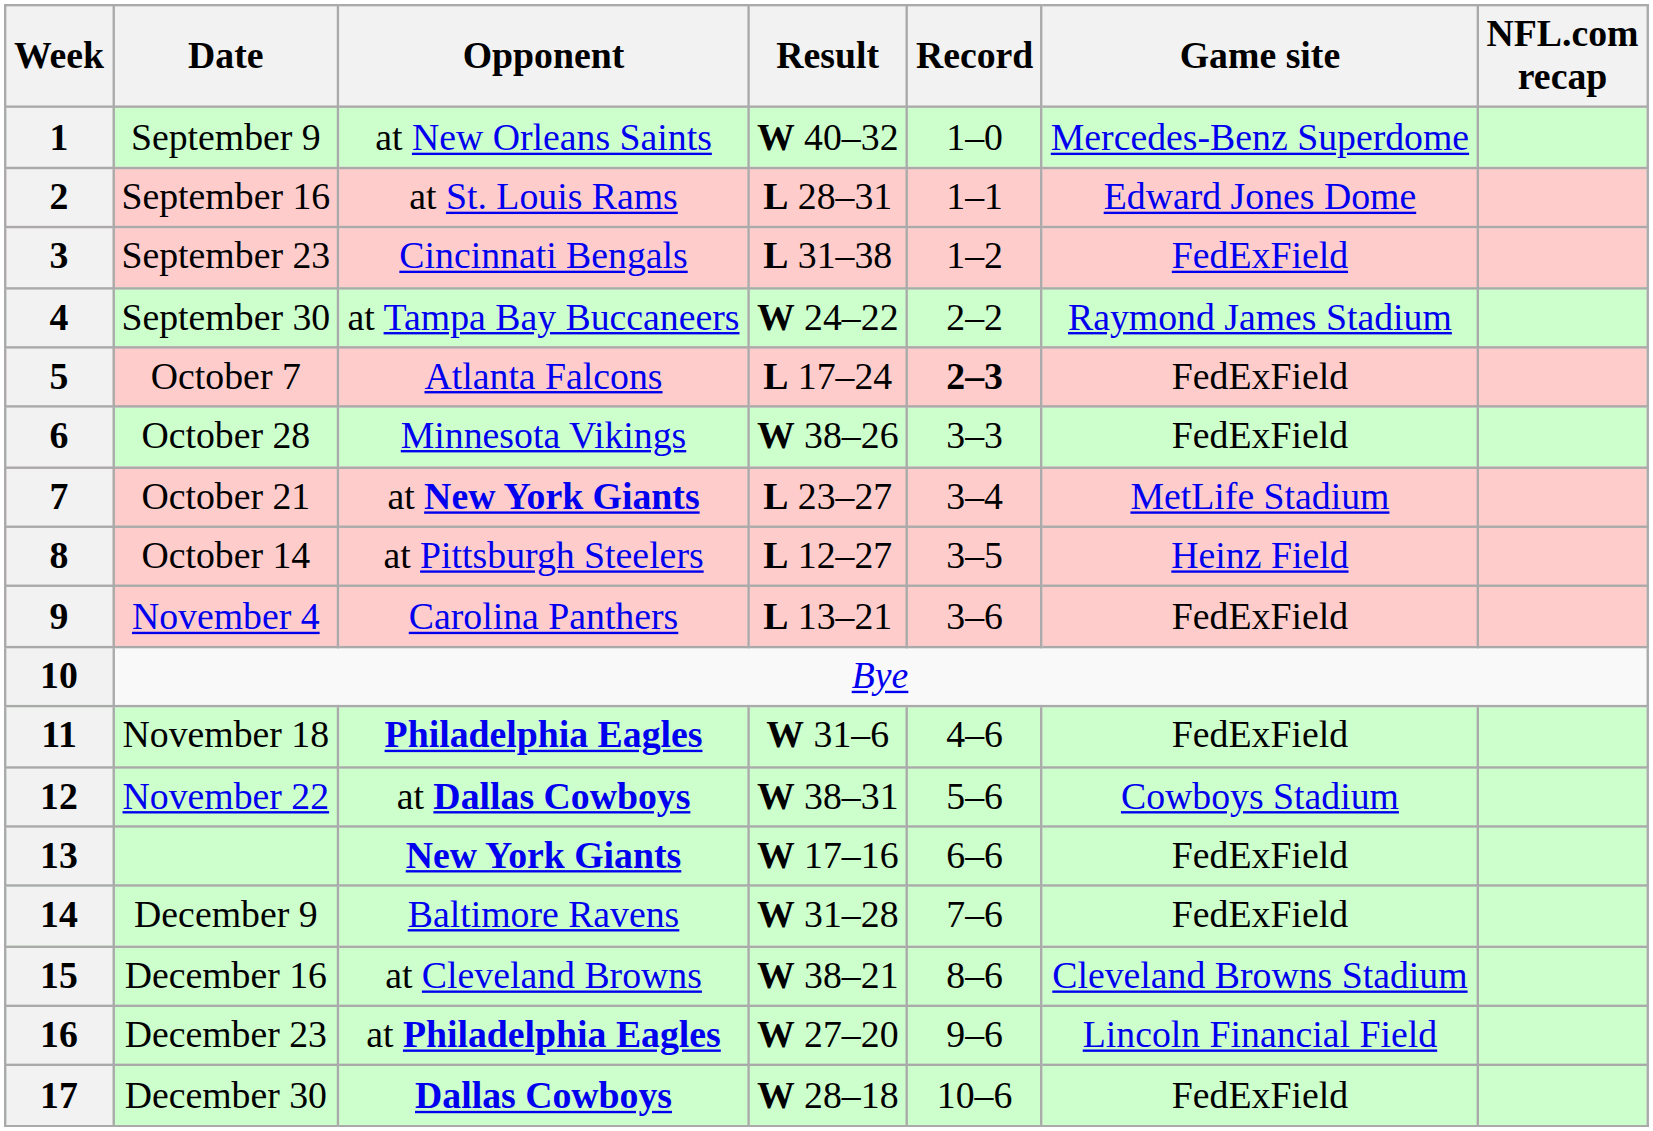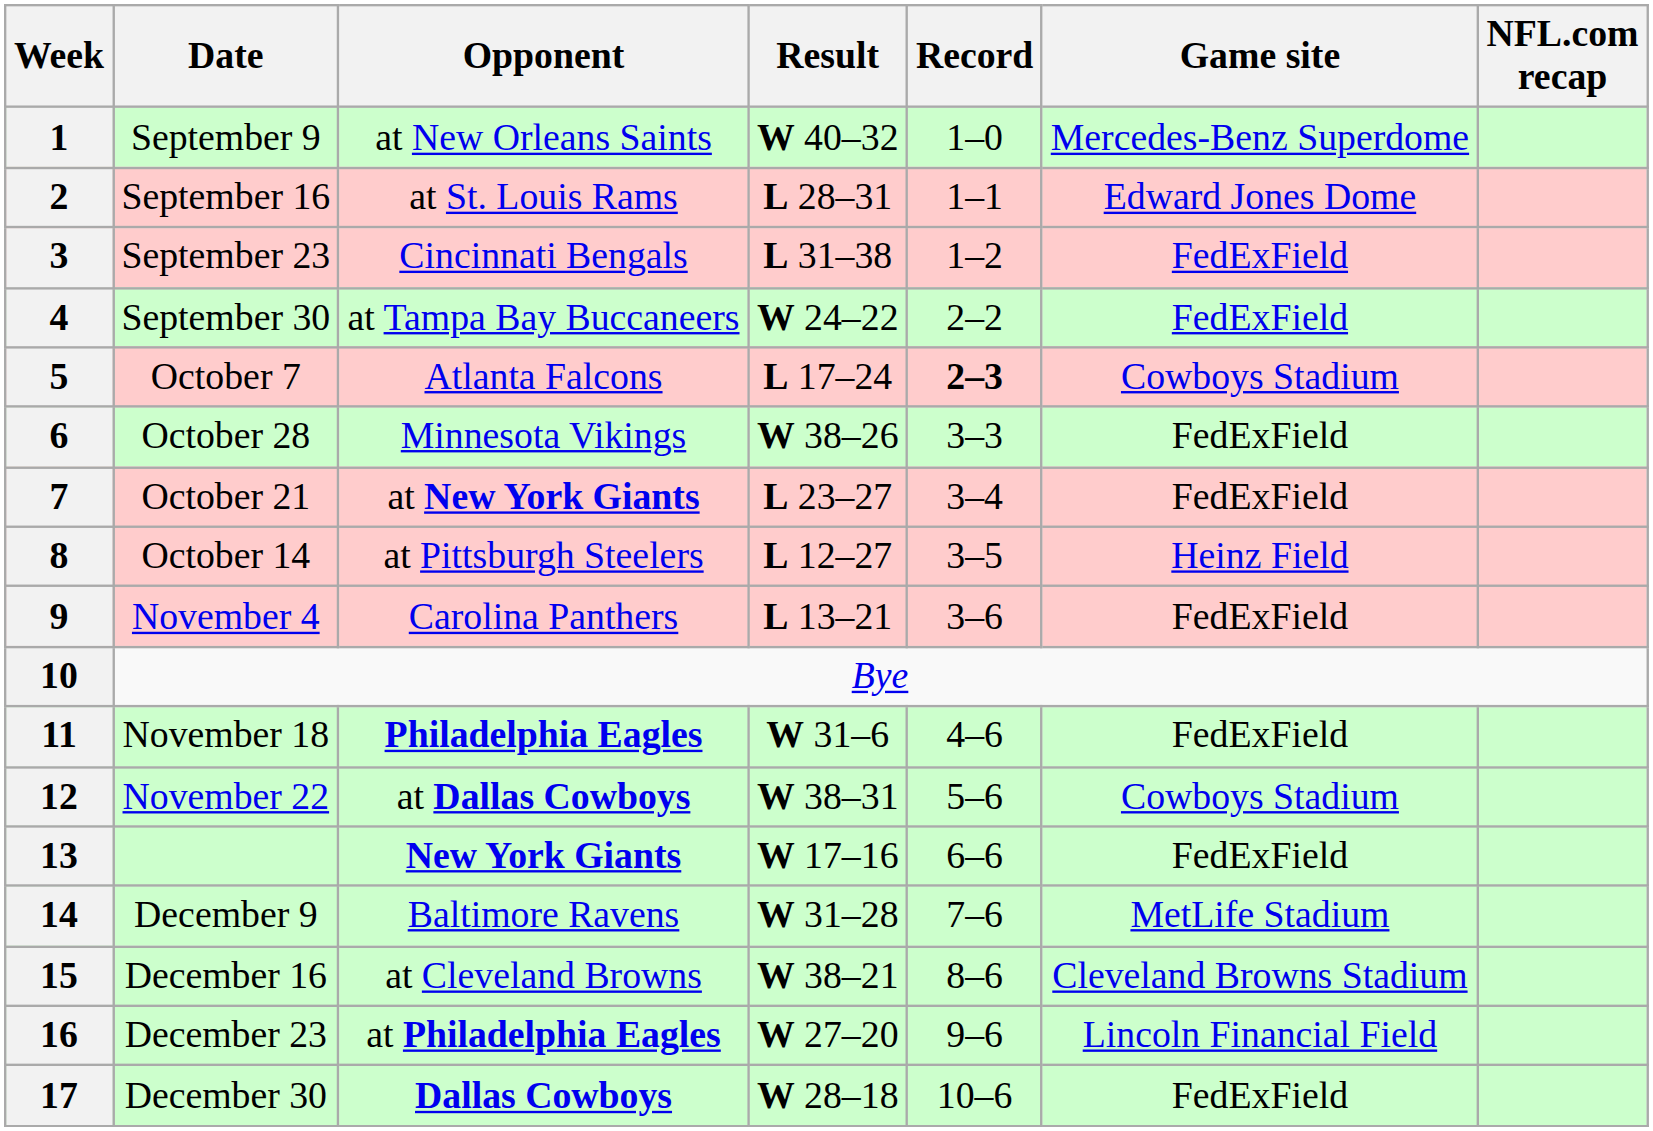(1260, 316) Raymond James Stadium -> (1260, 316) FedExField
(1260, 376) FedExField -> (1260, 376) Cowboys Stadium
(1260, 496) MetLife Stadium -> (1260, 496) FedExField
(1260, 915) FedExField -> (1260, 915) MetLife Stadium
